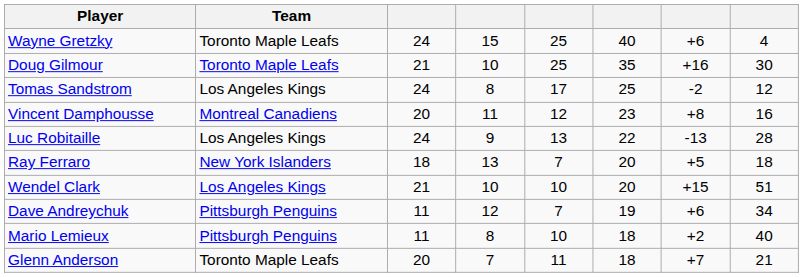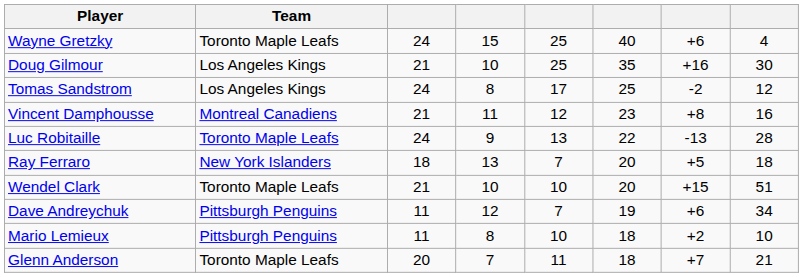(269, 65) Toronto Maple Leafs -> (263, 65) Los Angeles Kings
(422, 114) 20 -> (422, 114) 21
(263, 138) Los Angeles Kings -> (269, 138) Toronto Maple Leafs
(263, 187) Los Angeles Kings -> (269, 187) Toronto Maple Leafs
(764, 235) 40 -> (764, 235) 10
